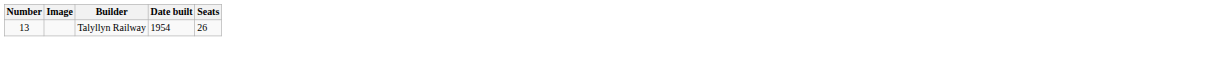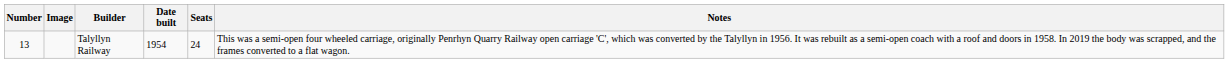+ column: (719, 17)
(202, 28) 26 -> (195, 44) 24
